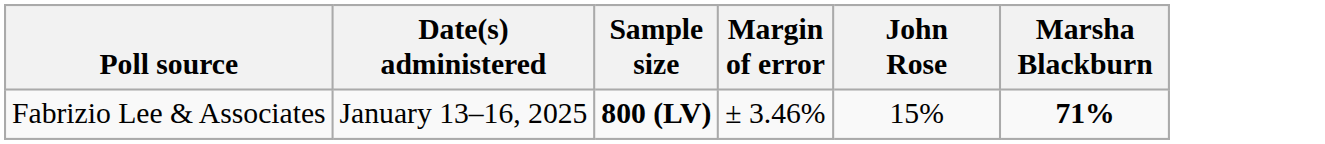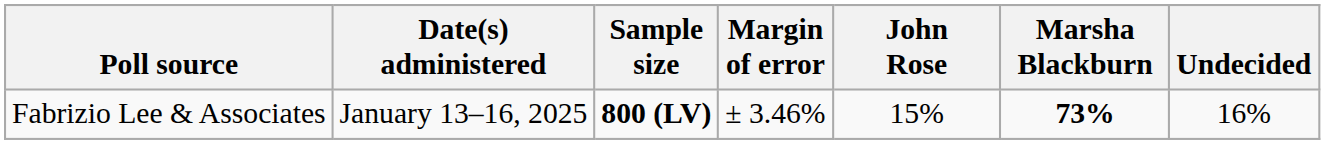+ column: (1244, 64)
(1085, 113) 71% -> (1085, 113) 73%
